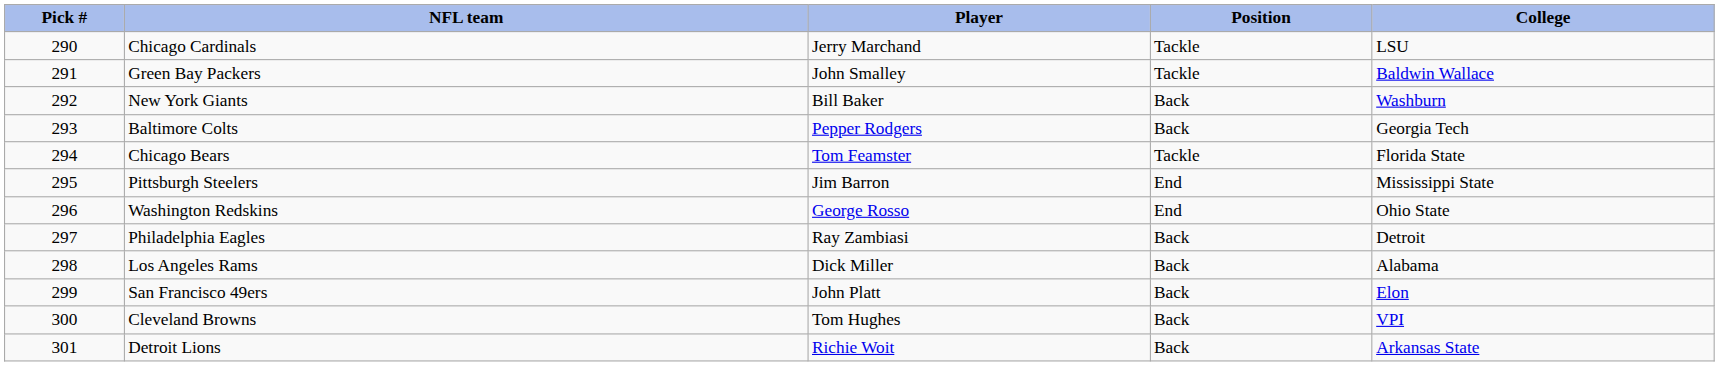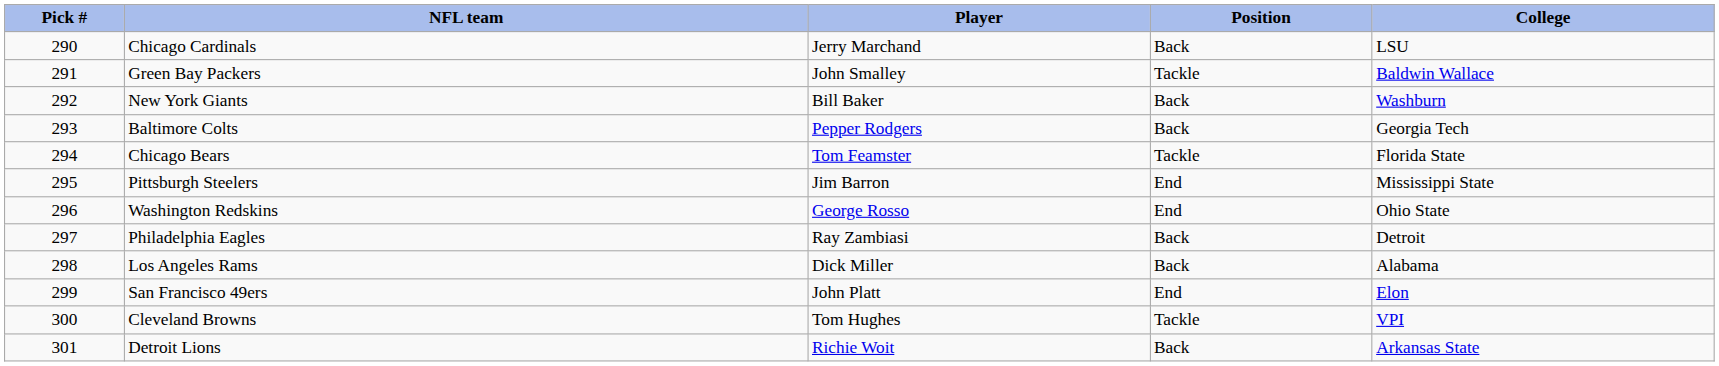(1177, 45) Tackle -> (1172, 45) Back
(1172, 292) Back -> (1168, 292) End
(1172, 319) Back -> (1177, 319) Tackle
